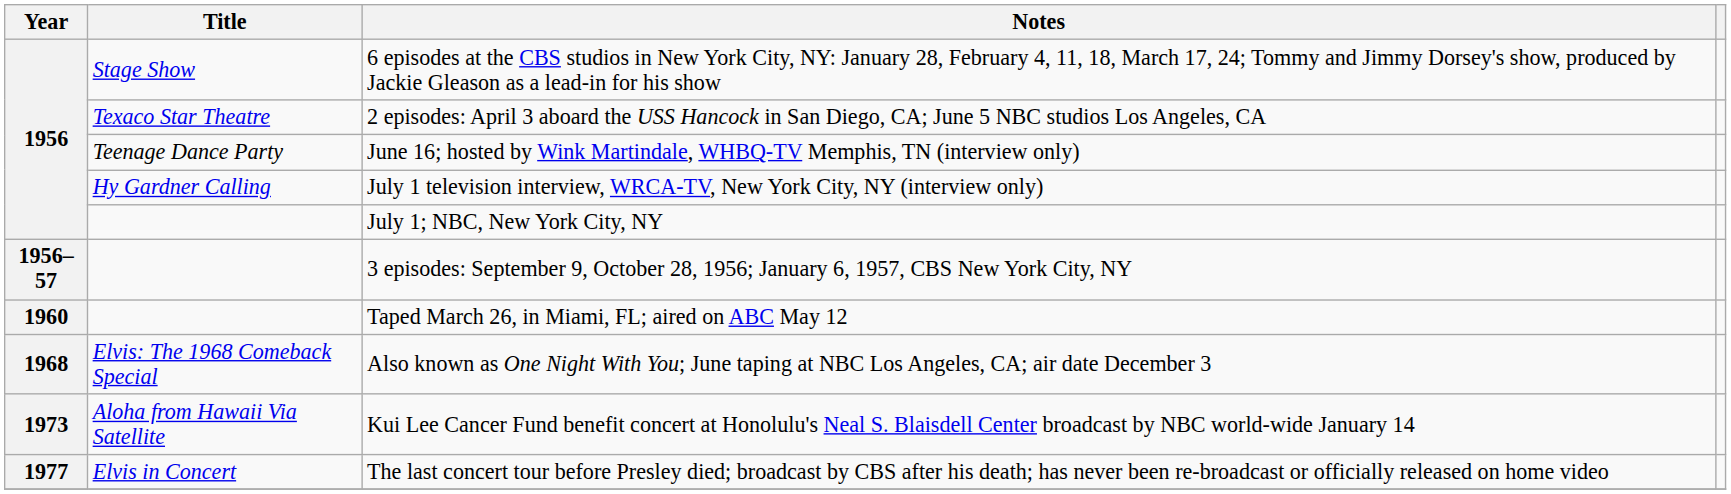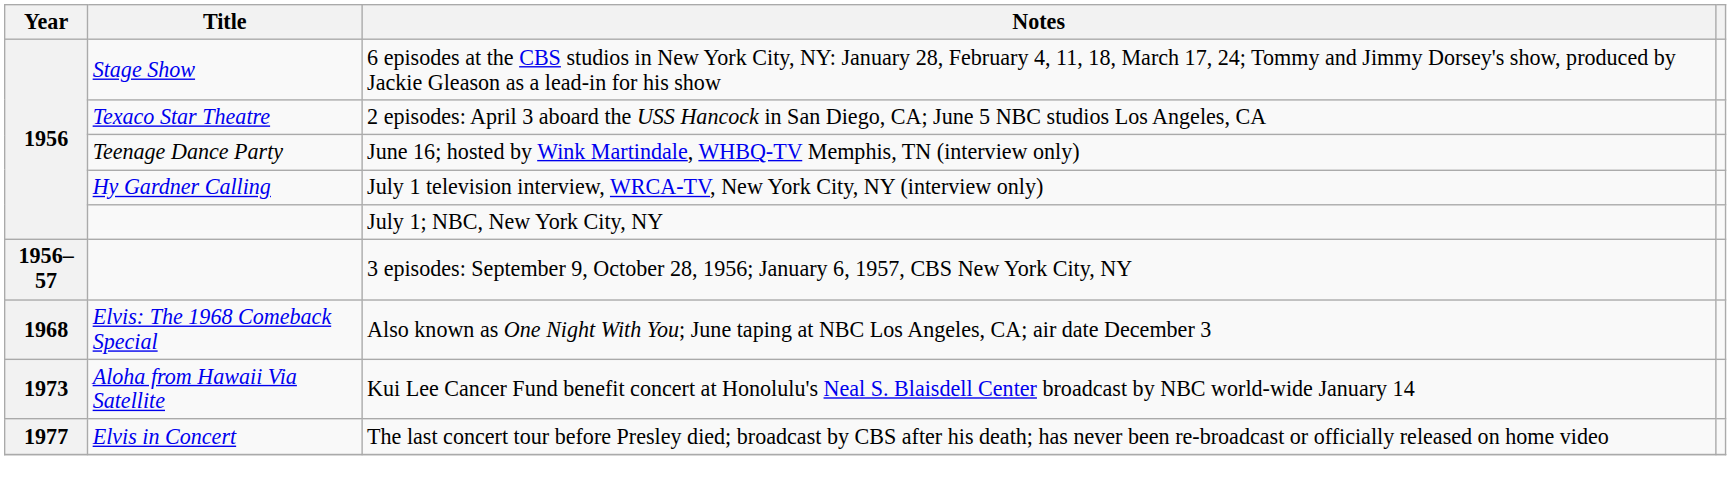- row: (607, 316)
